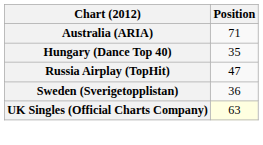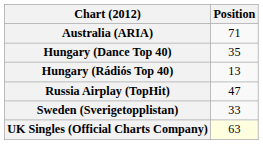+ row: (108, 71)
(234, 91) 36 -> (234, 110) 33
